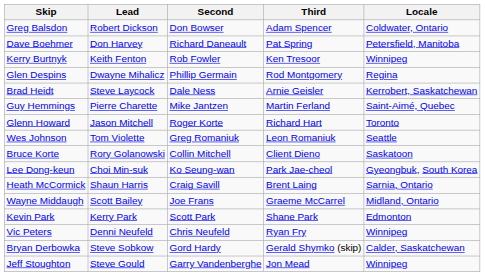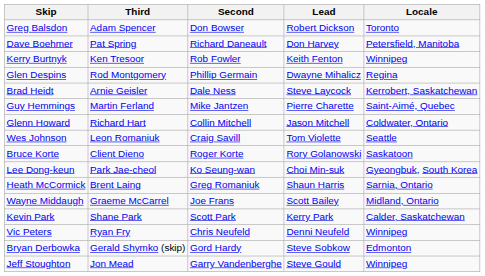columns swapped: (314, 12) <-> (127, 12)
(407, 28) Coldwater, Ontario -> (383, 28) Toronto
(196, 122) Roger Korte -> (221, 122) Collin Mitchell
(383, 122) Toronto -> (407, 122) Coldwater, Ontario
(204, 138) Greg Romaniuk -> (215, 138) Craig Savill
(200, 153) Collin Mitchell -> (217, 153) Roger Korte
(195, 185) Craig Savill -> (225, 185) Greg Romaniuk
(389, 216) Edmonton -> (415, 216) Calder, Saskatchewan
(415, 248) Calder, Saskatchewan -> (389, 248) Edmonton
